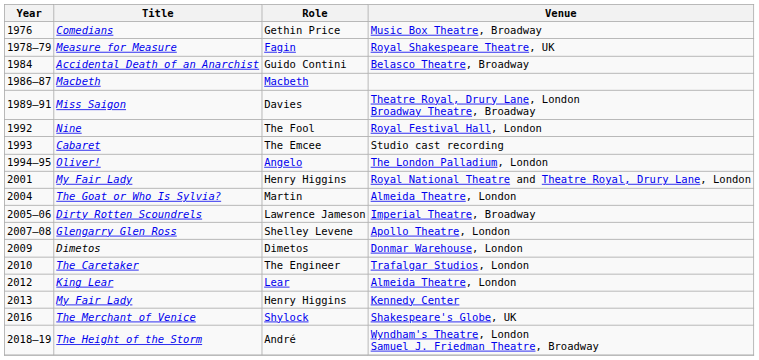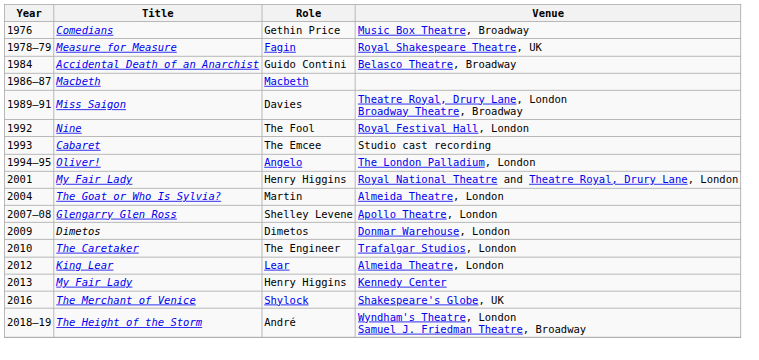- row: (129, 214)
